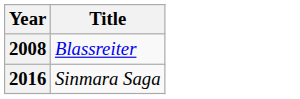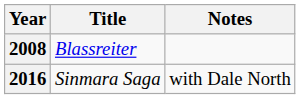+ column: (230, 19)
